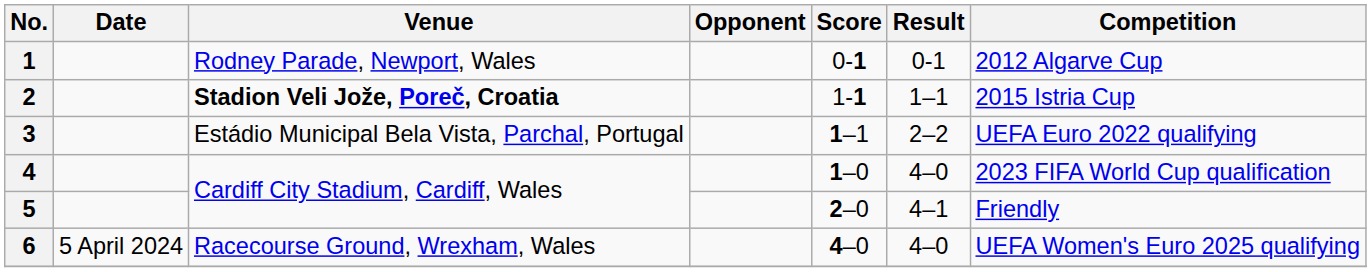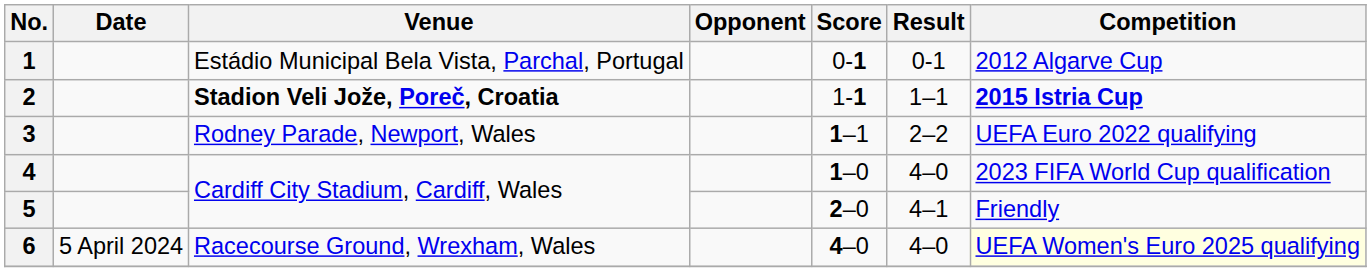(365, 60) Rodney Parade, Newport, Wales -> (439, 60) Estádio Municipal Bela Vista, Parchal, Portugal
(1055, 97) normal -> (1059, 97) bold
(439, 135) Estádio Municipal Bela Vista, Parchal, Portugal -> (365, 135) Rodney Parade, Newport, Wales
(1168, 246) no background -> (1168, 246) lightyellow background
